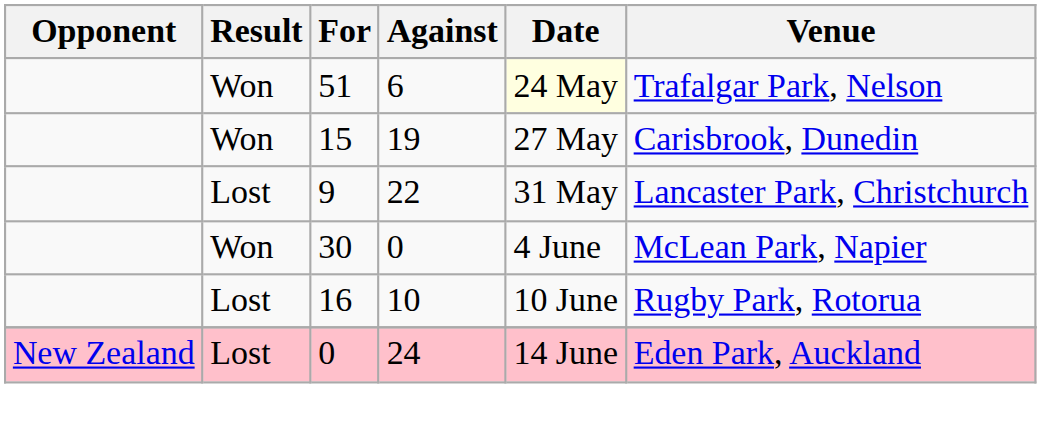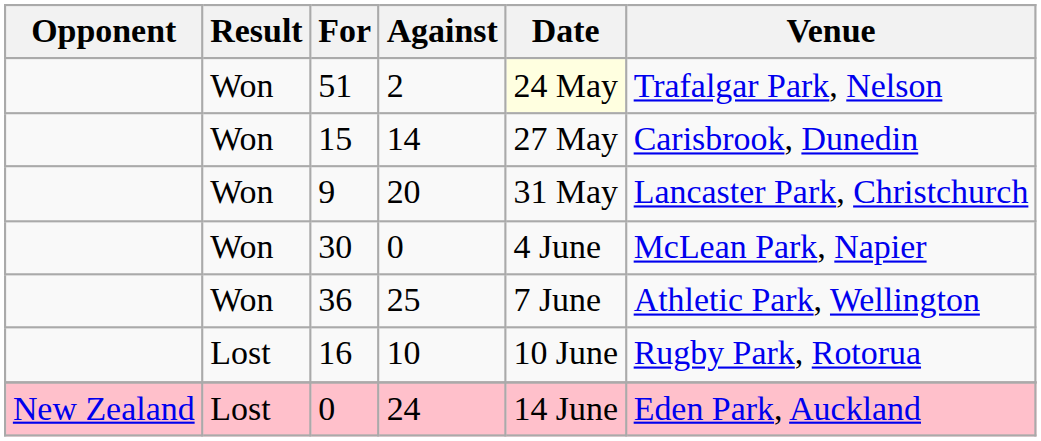(395, 85) 6 -> (395, 85) 2
(404, 138) 19 -> (404, 138) 14
(240, 192) Lost -> (242, 192) Won
(404, 192) 22 -> (404, 192) 20
+ row: (335, 300)
